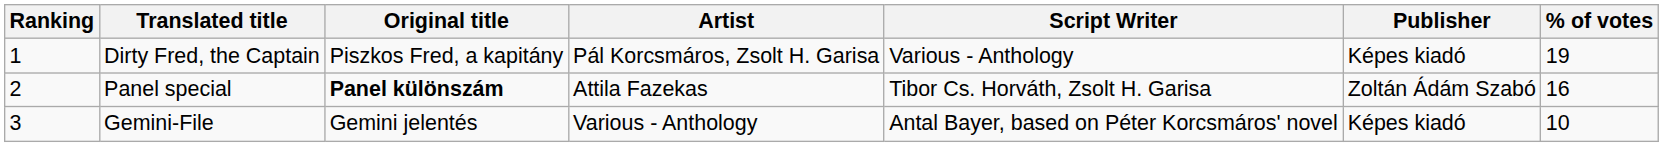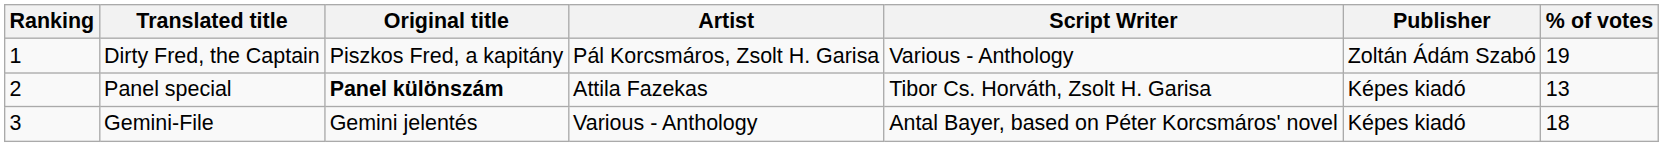(1407, 55) Képes kiadó -> (1442, 55) Zoltán Ádám Szabó
(1442, 89) Zoltán Ádám Szabó -> (1407, 89) Képes kiadó
(1558, 89) 16 -> (1558, 89) 13
(1558, 123) 10 -> (1558, 123) 18
